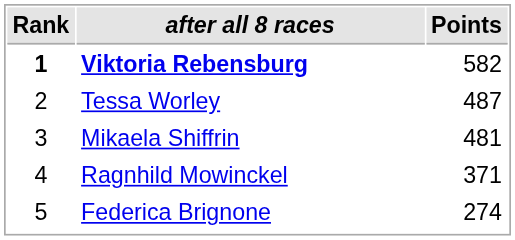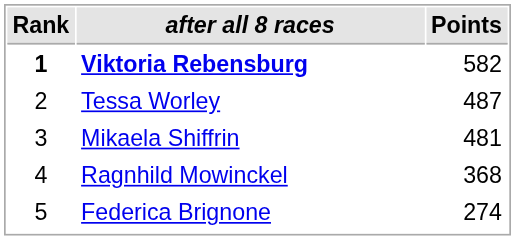(483, 176) 371 -> (483, 176) 368
